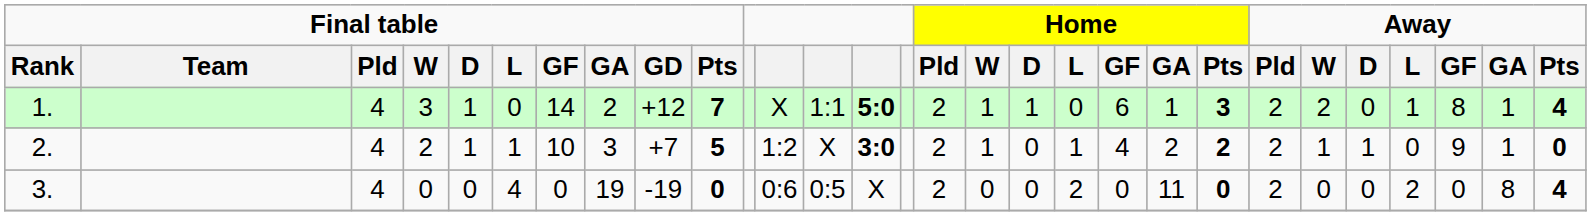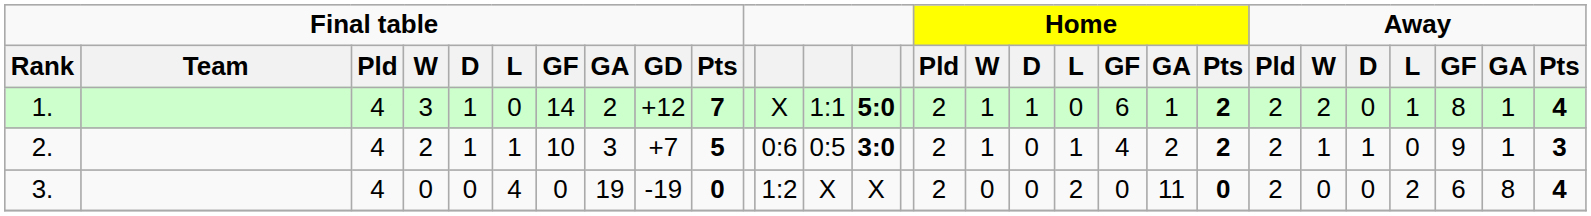(1223, 107) 3 -> (1223, 107) 2
(780, 148) 1:2 -> (780, 148) 0:6
(828, 148) X -> (828, 148) 0:5
(1559, 148) 0 -> (1559, 148) 3
(780, 189) 0:6 -> (780, 189) 1:2
(828, 189) 0:5 -> (828, 189) X
(1459, 189) 0 -> (1459, 189) 6
